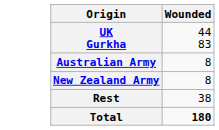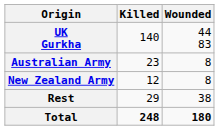+ column: (140, 13)
